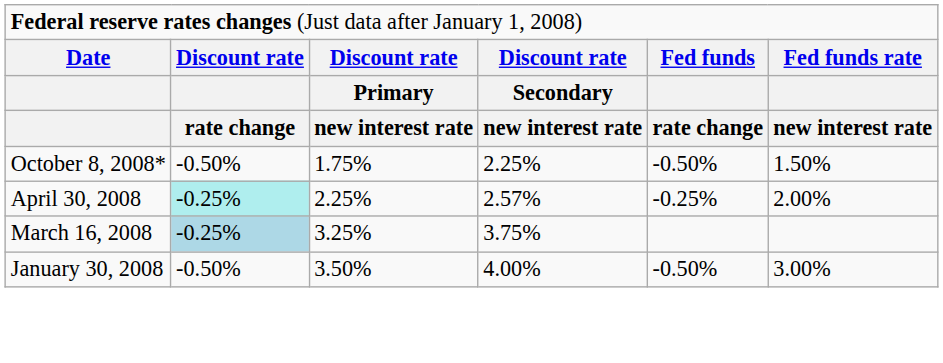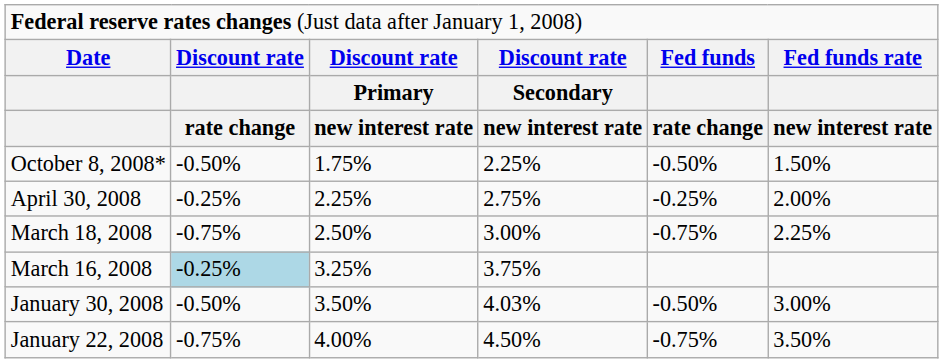(208, 198) paleturquoise background -> (208, 198) no background
(512, 198) 2.57% -> (512, 198) 2.75%
+ row: (81, 233)
(512, 269) 4.00% -> (512, 304) 4.03%
+ row: (87, 339)
